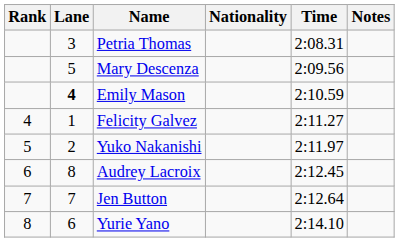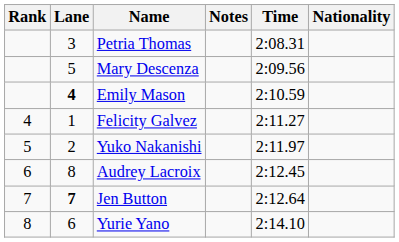columns swapped: (248, 17) <-> (371, 17)
(72, 198) normal -> (72, 198) bold
